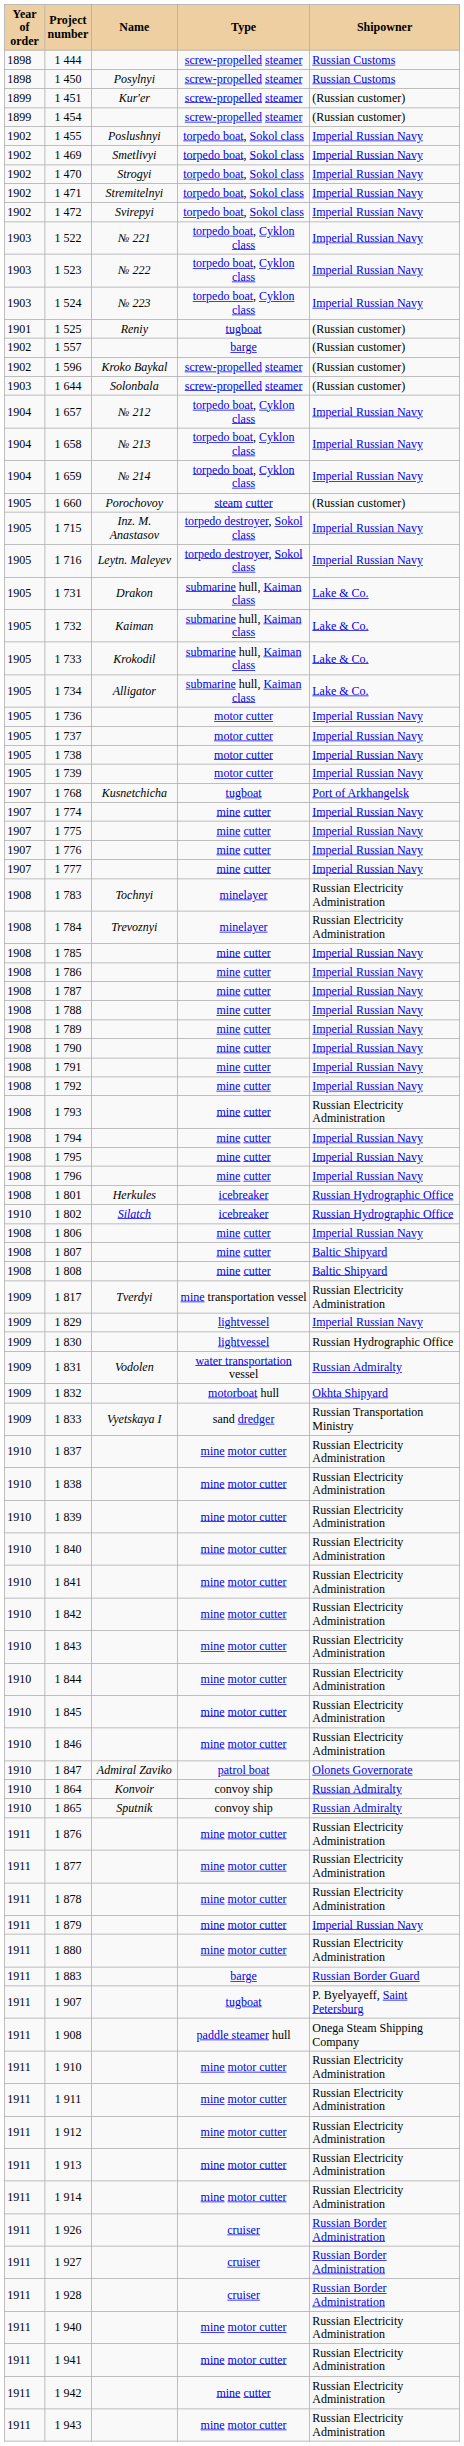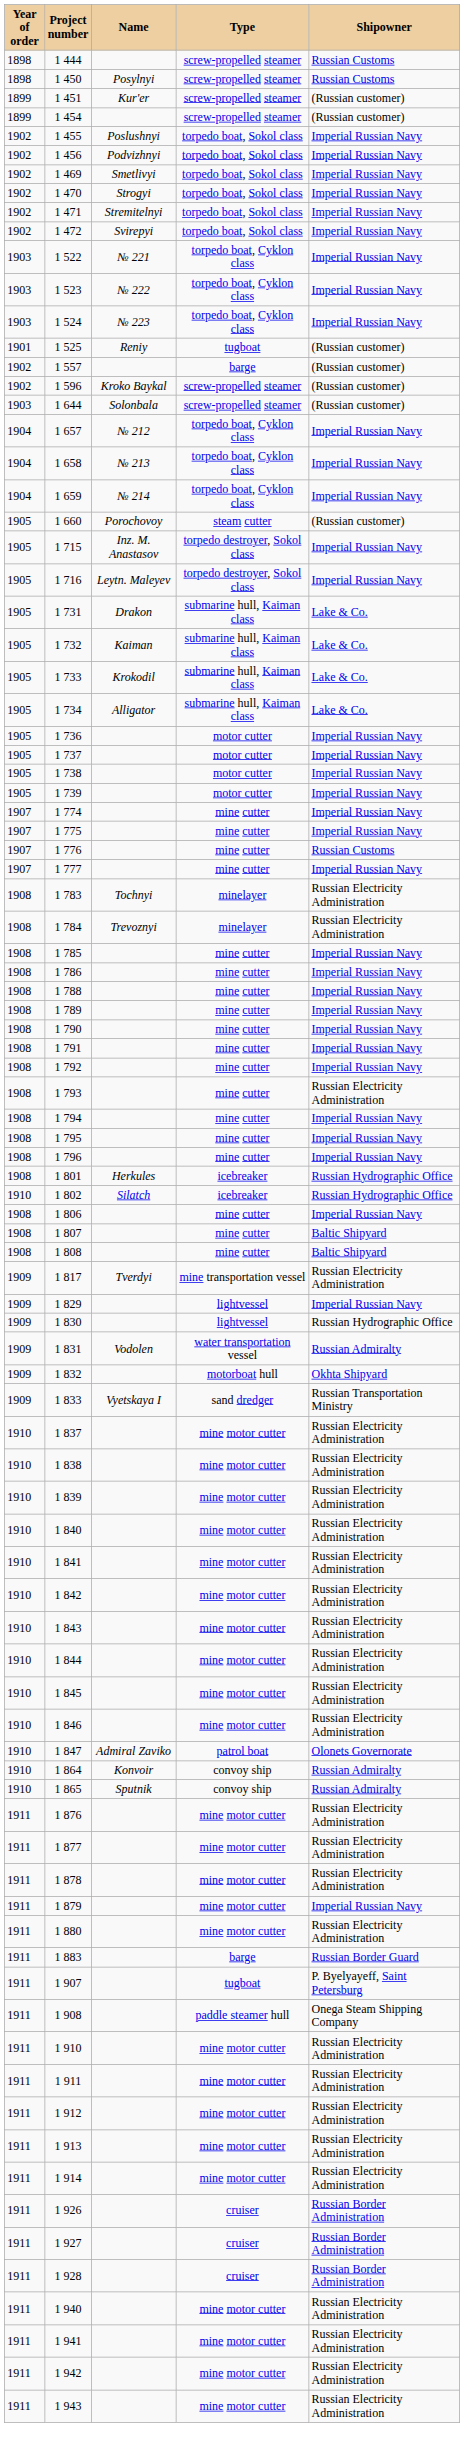+ row: (68, 155)
- row: (68, 792)
(368, 850) Imperial Russian Navy -> (353, 850) Russian Customs
- row: (68, 991)
(244, 2392) mine cutter -> (242, 2373) mine motor cutter
